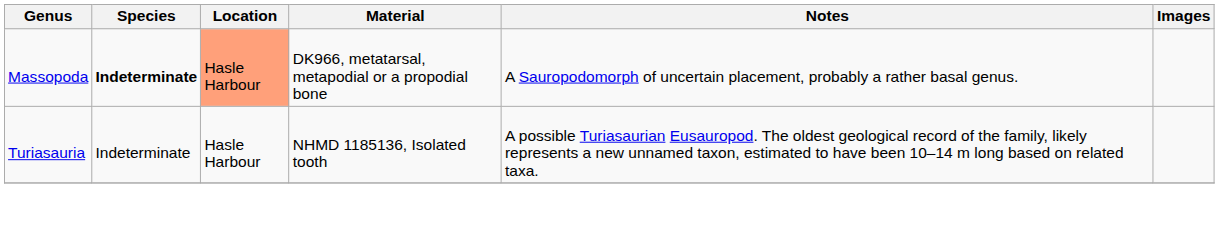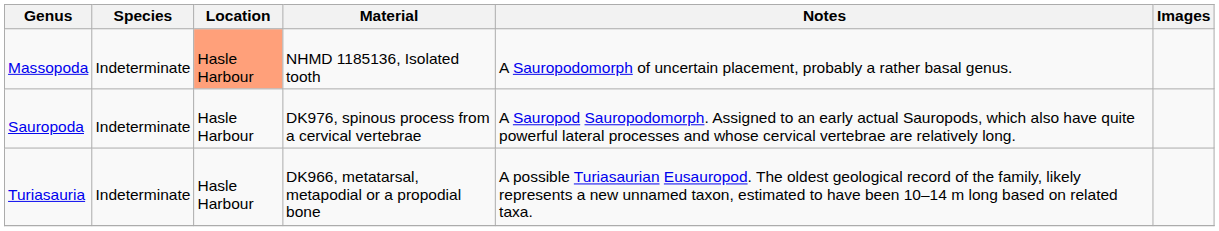(146, 76) bold -> (143, 67) normal
(380, 76) DK966, metatarsal, metapodial or a propodial bone -> (373, 67) NHMD 1185136, Isolated tooth
+ row: (46, 127)
(379, 153) NHMD 1185136, Isolated tooth -> (374, 195) DK966, metatarsal, metapodial or a propodial bone
